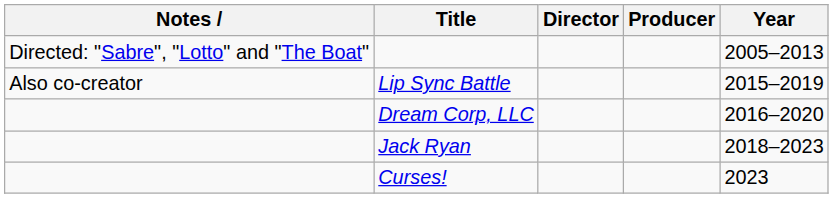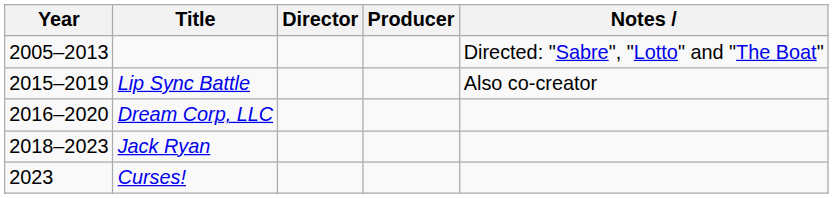columns swapped: (774, 20) <-> (189, 20)
